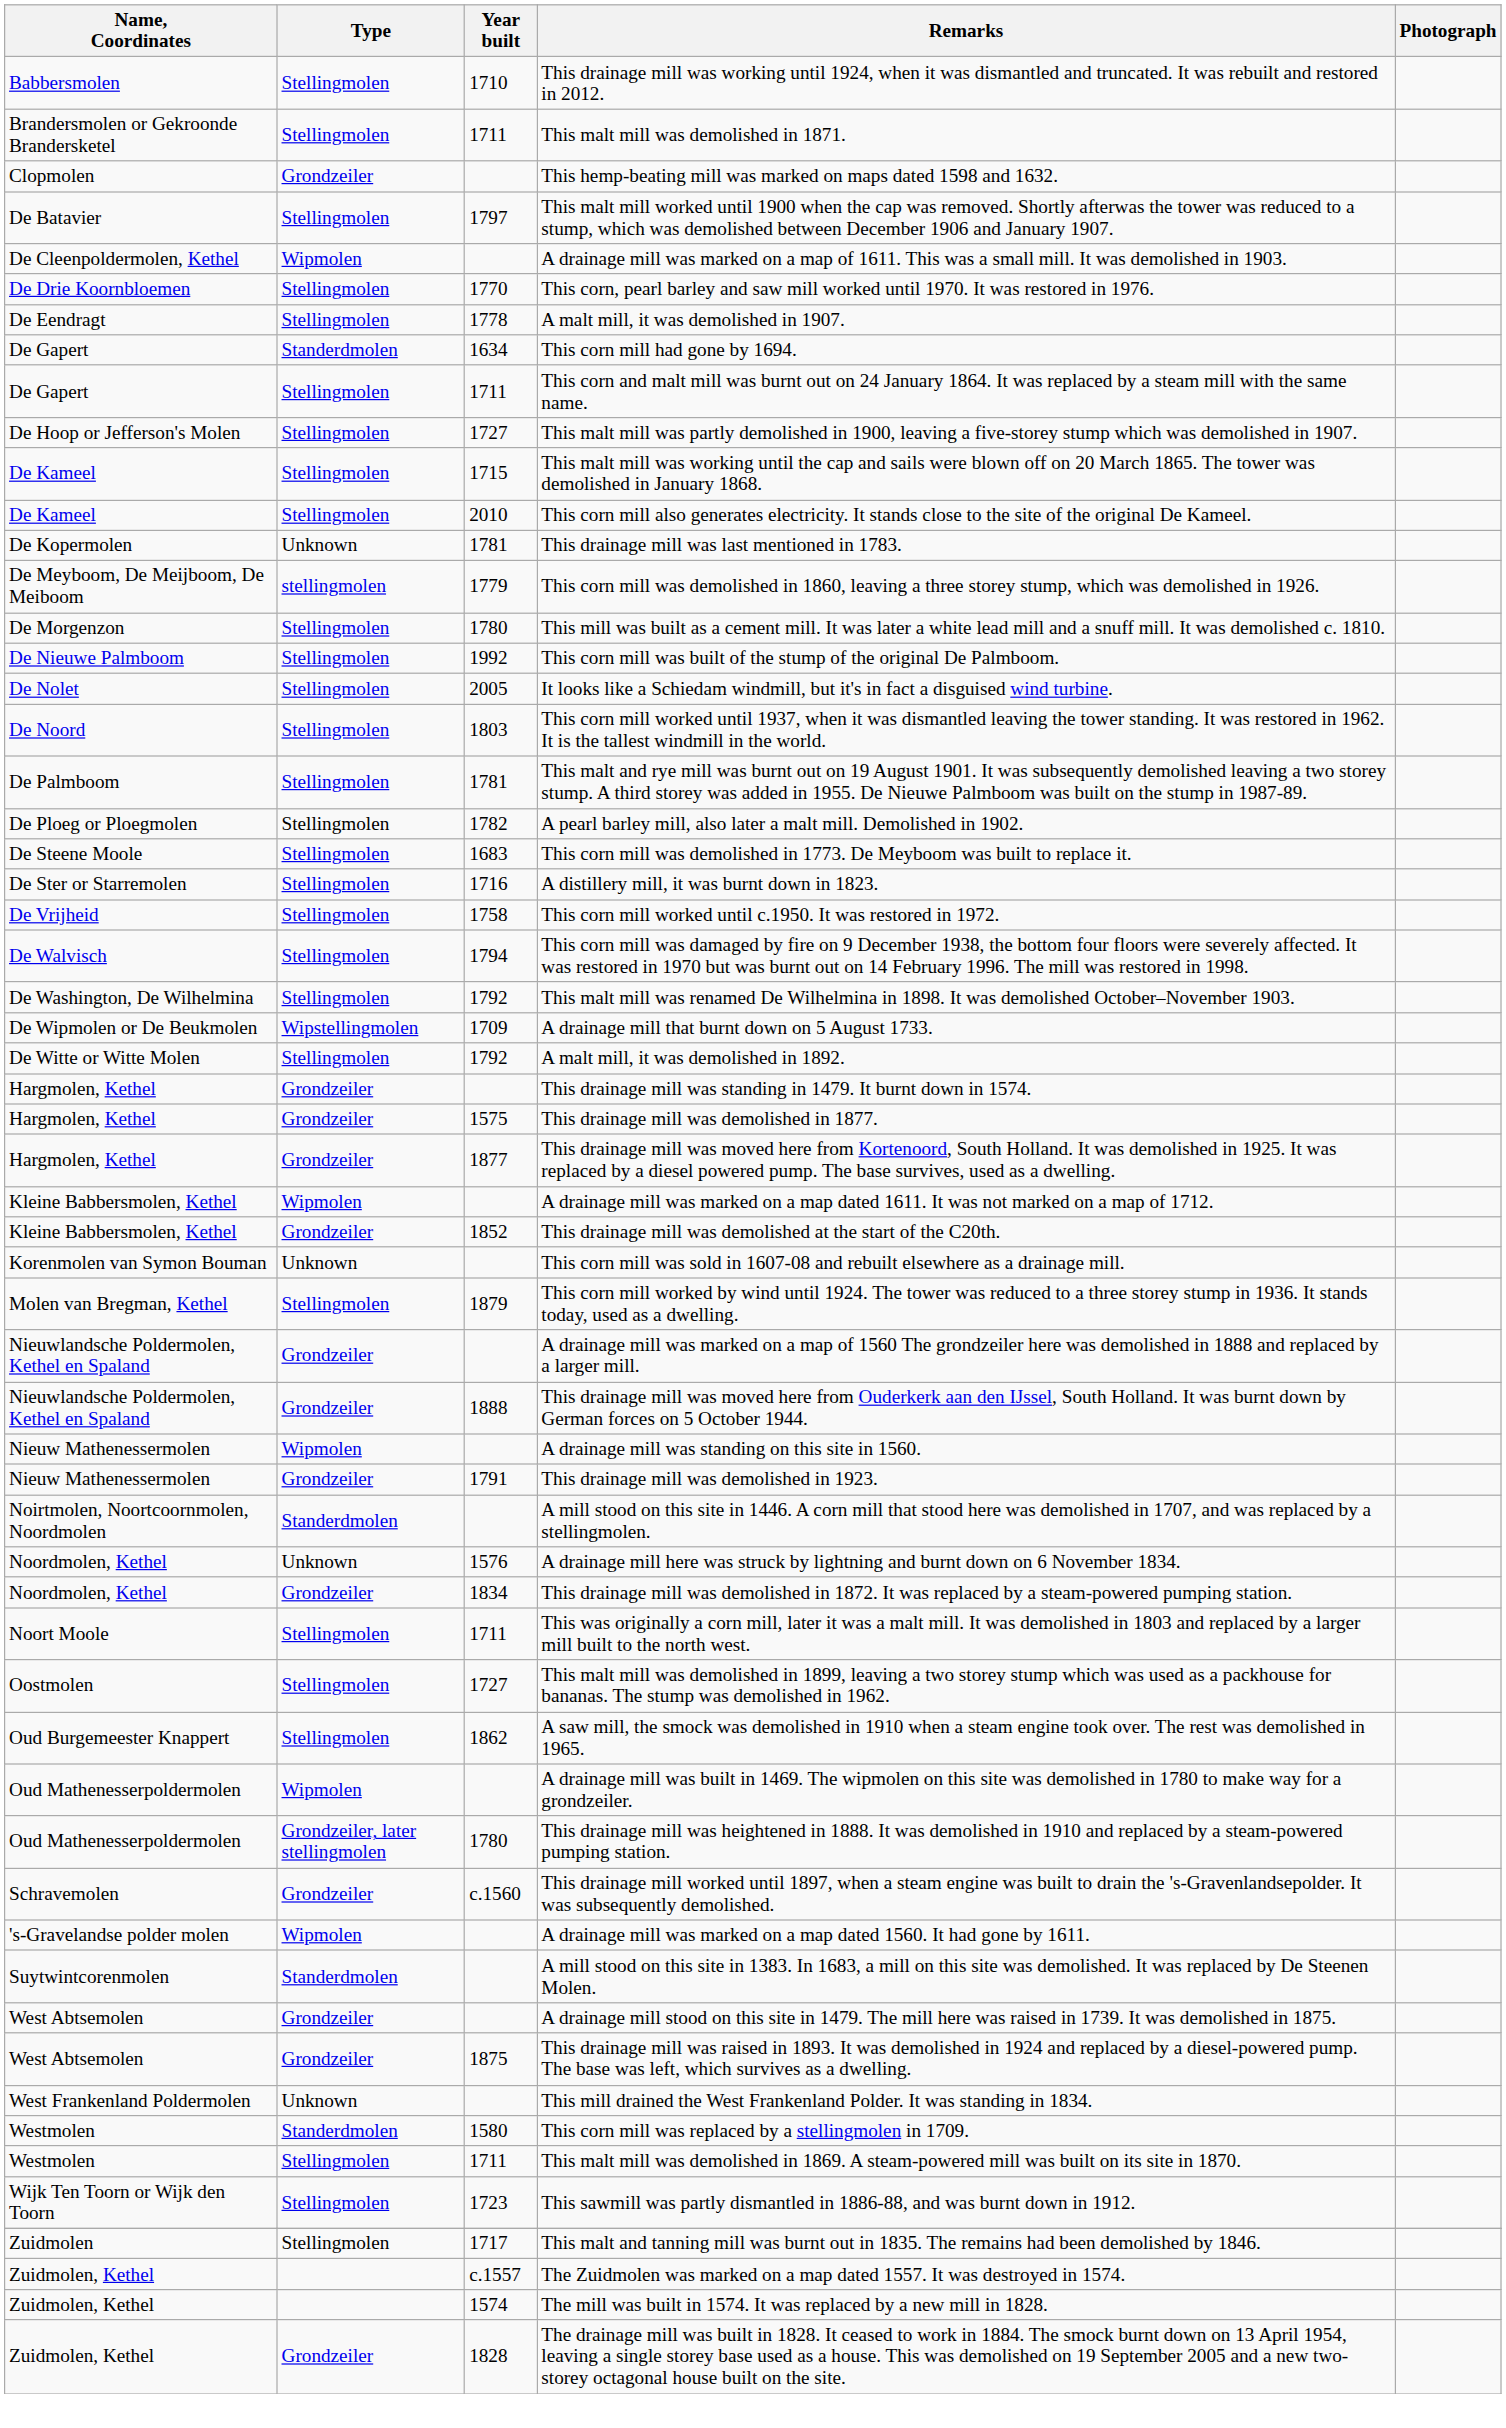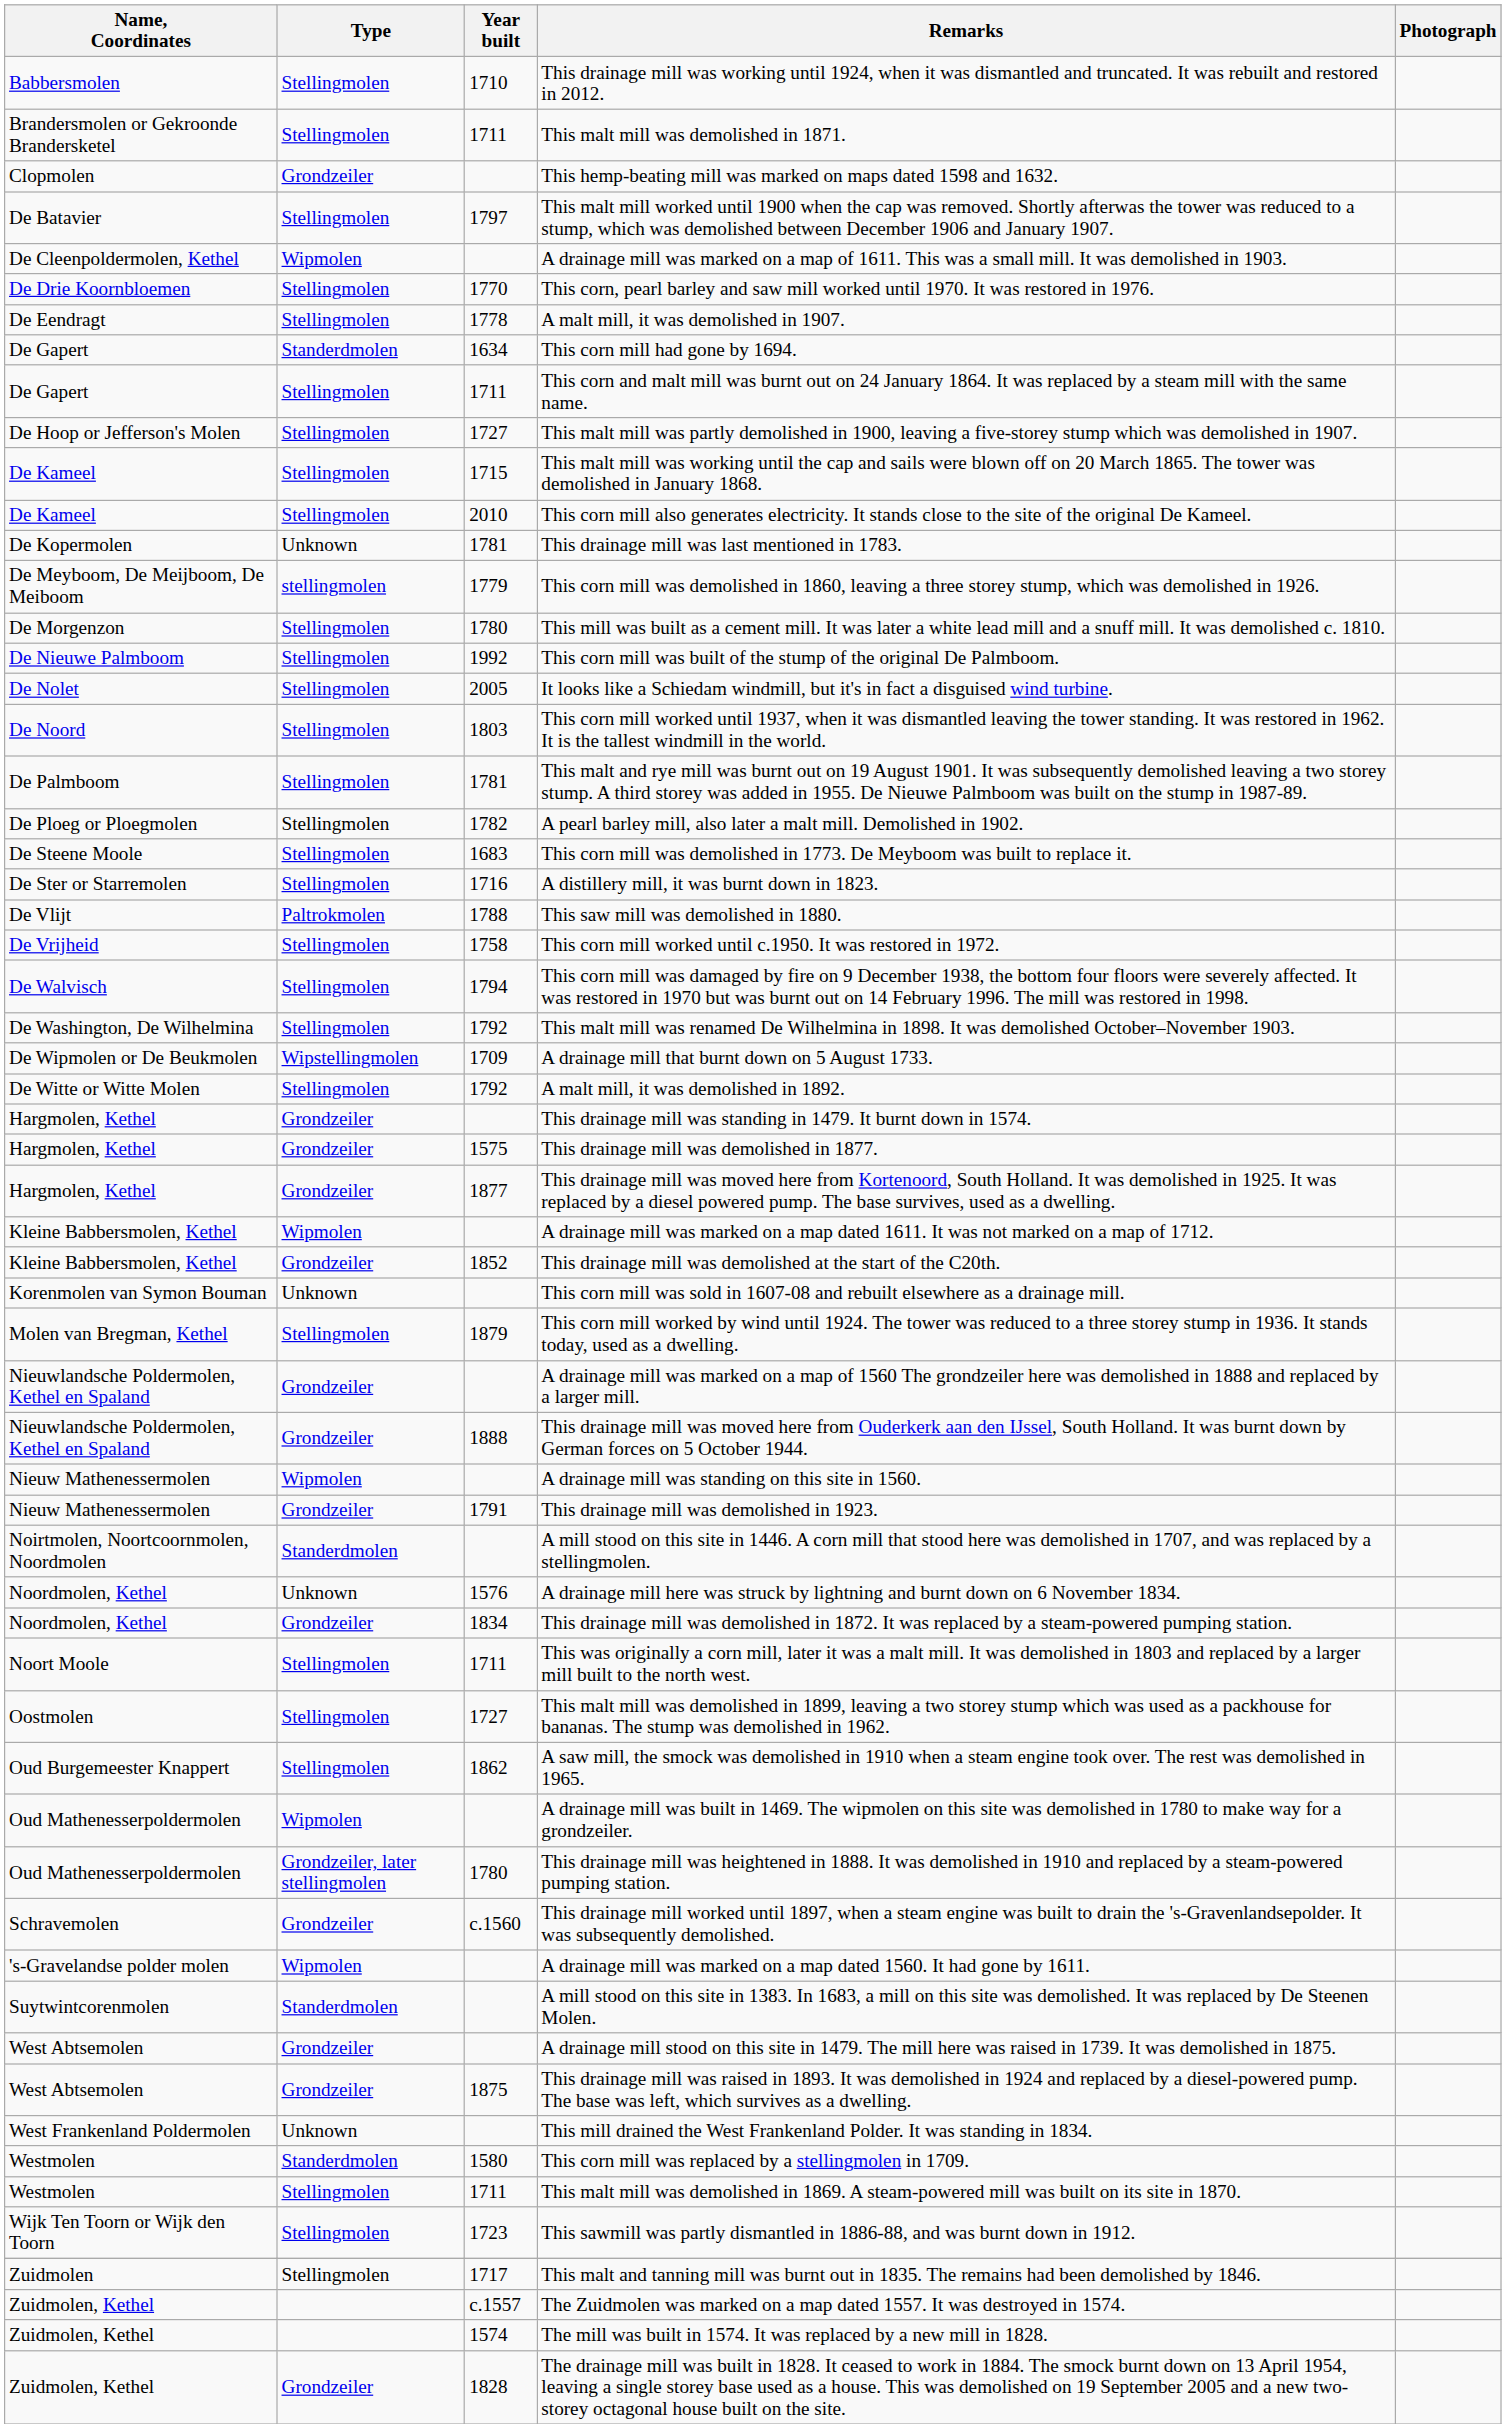+ row: (691, 914)
